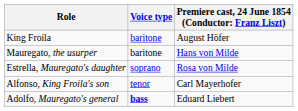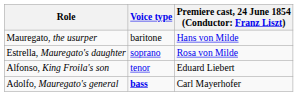- row: (29, 38)
(209, 83) Carl Mayerhofer -> (206, 68) Eduard Liebert
(206, 99) Eduard Liebert -> (209, 83) Carl Mayerhofer
